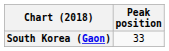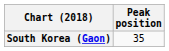(139, 39) 33 -> (139, 39) 35
